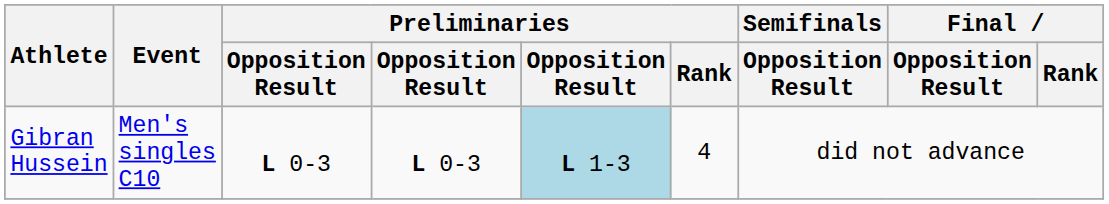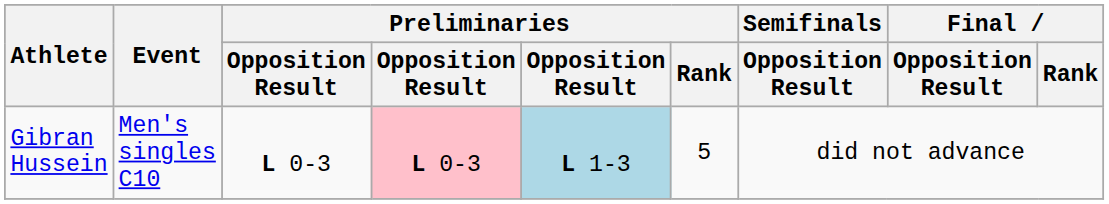(446, 166) no background -> (446, 166) pink background
(704, 153) 4 -> (704, 153) 5
